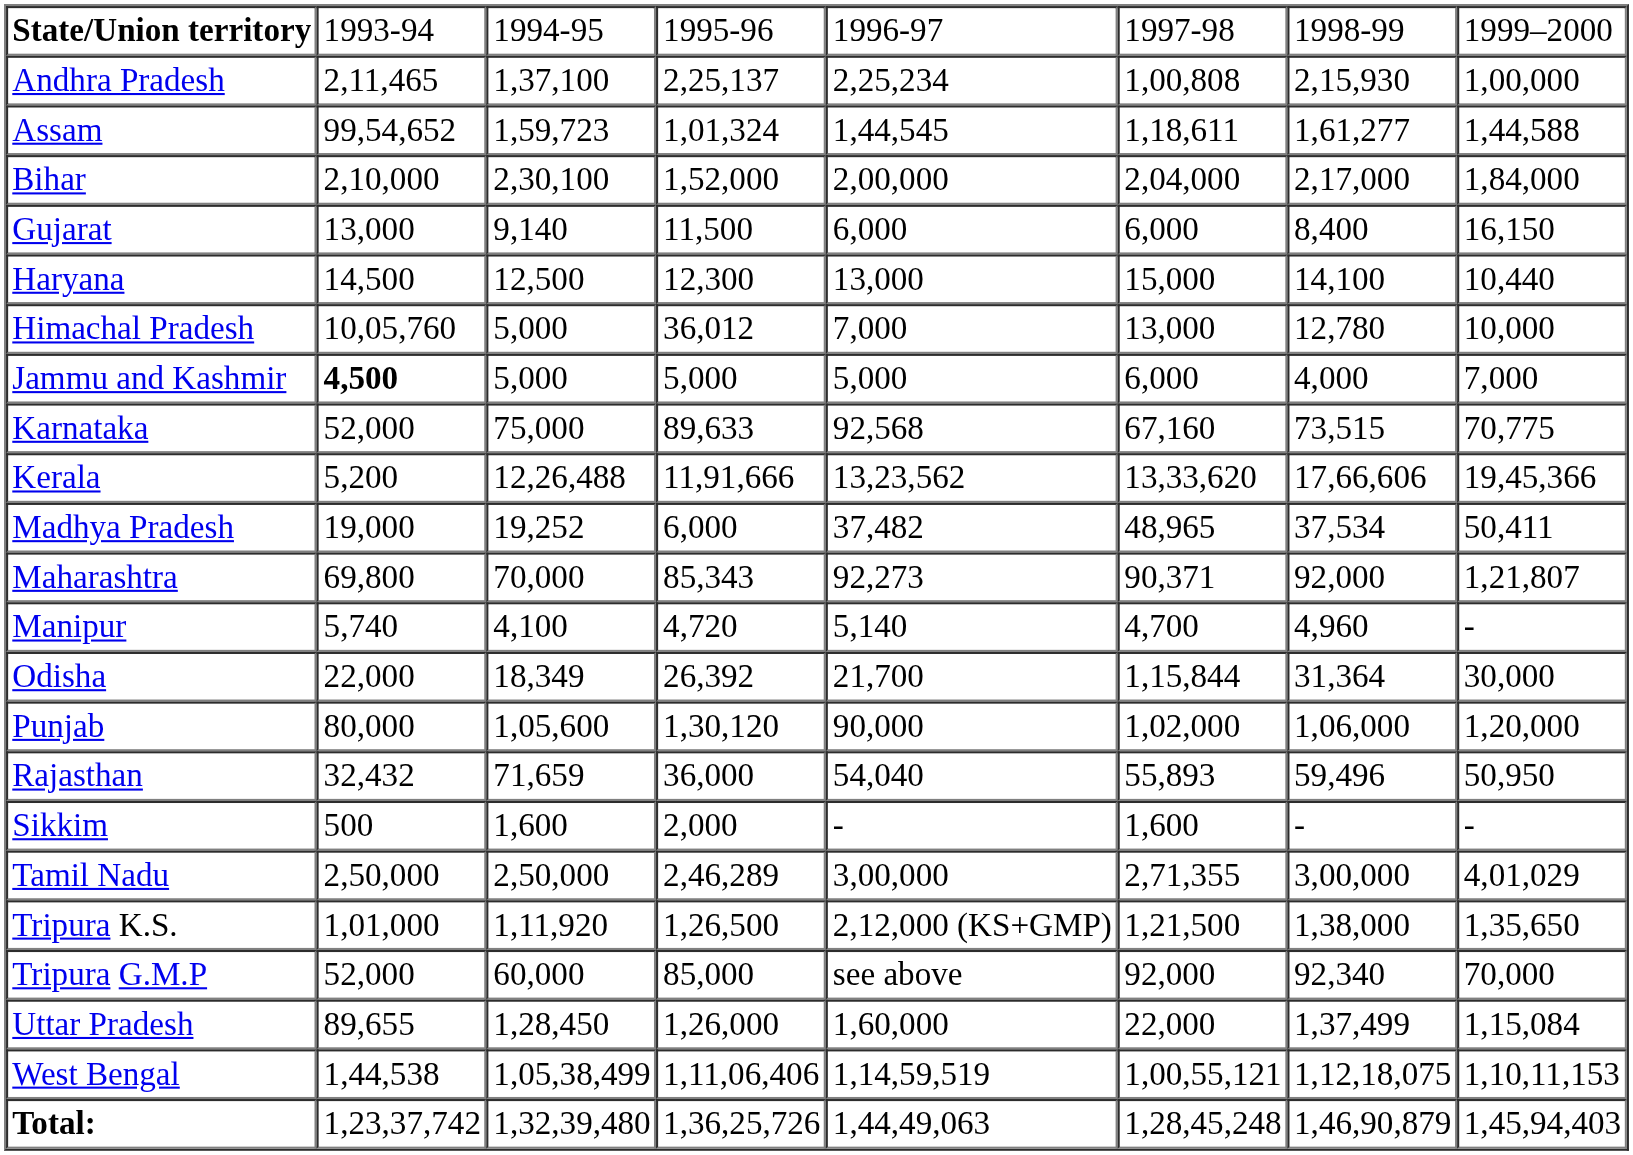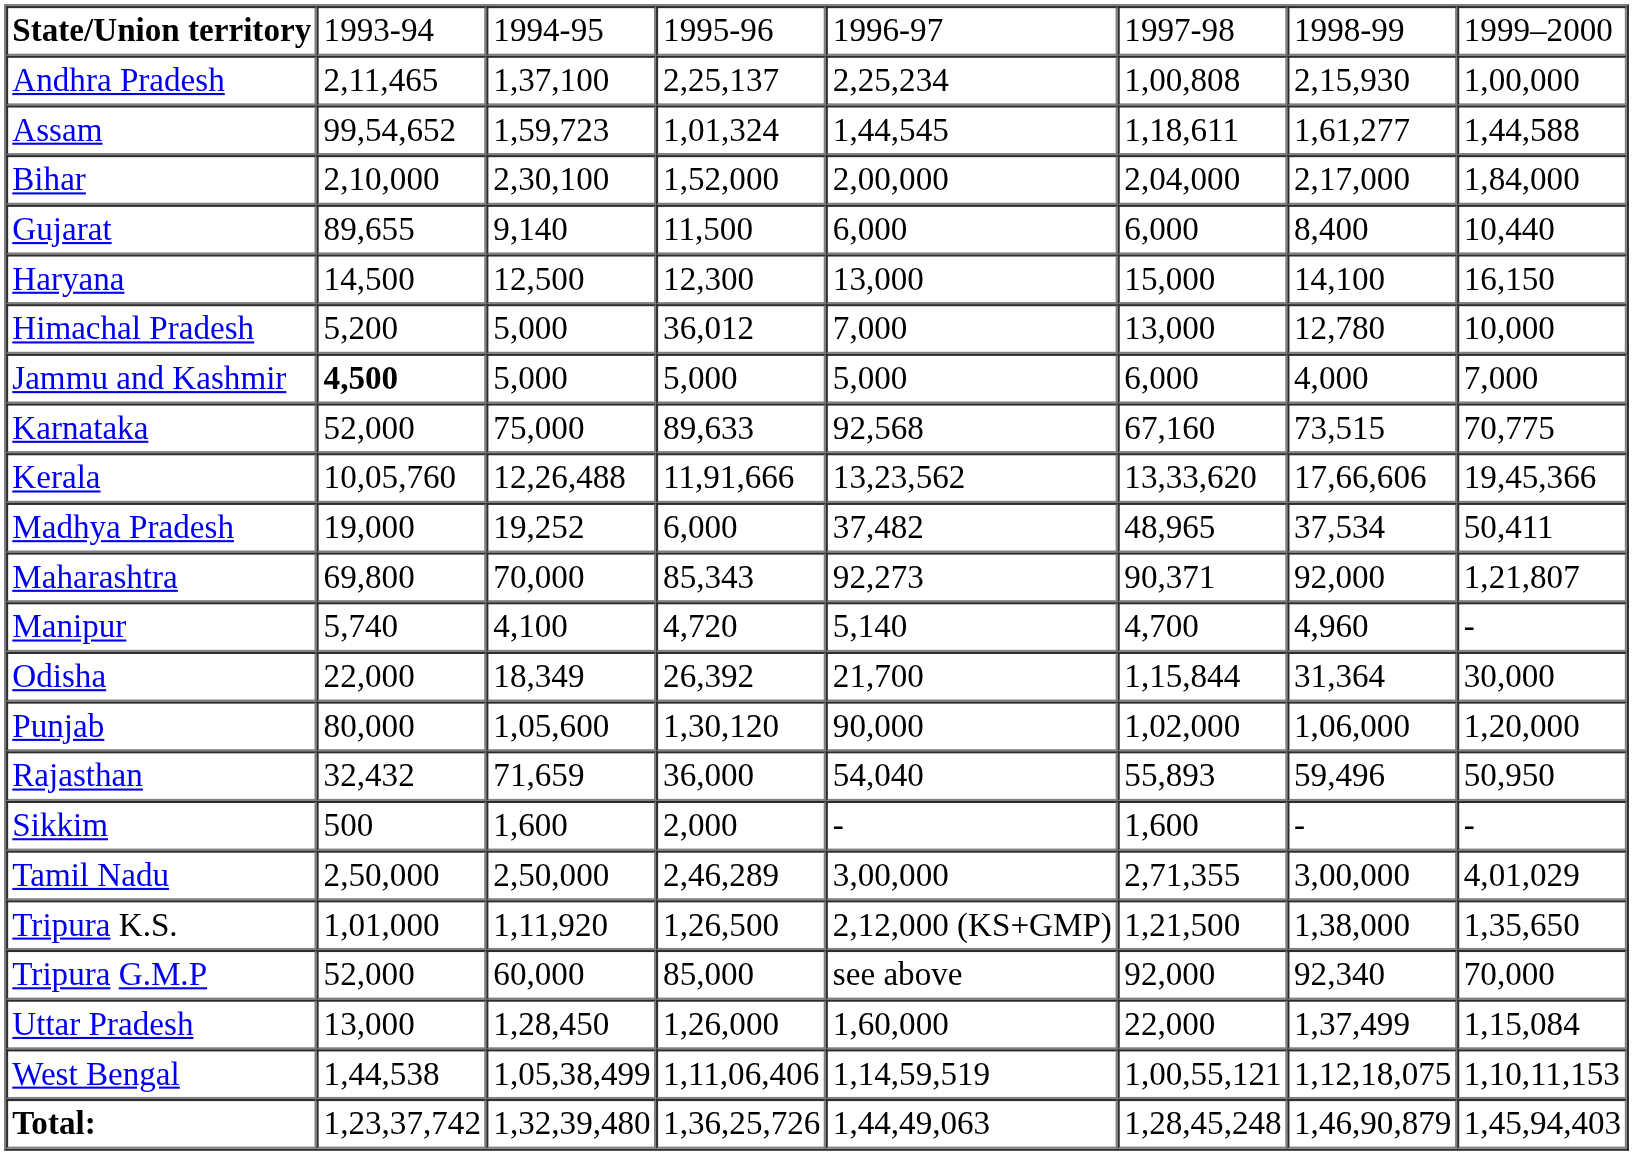(369, 229) 13,000 -> (369, 229) 89,655
(1509, 229) 16,150 -> (1509, 229) 10,440
(1509, 278) 10,440 -> (1509, 278) 16,150
(390, 328) 10,05,760 -> (361, 328) 5,200
(361, 477) 5,200 -> (390, 477) 10,05,760
(369, 1023) 89,655 -> (369, 1023) 13,000
